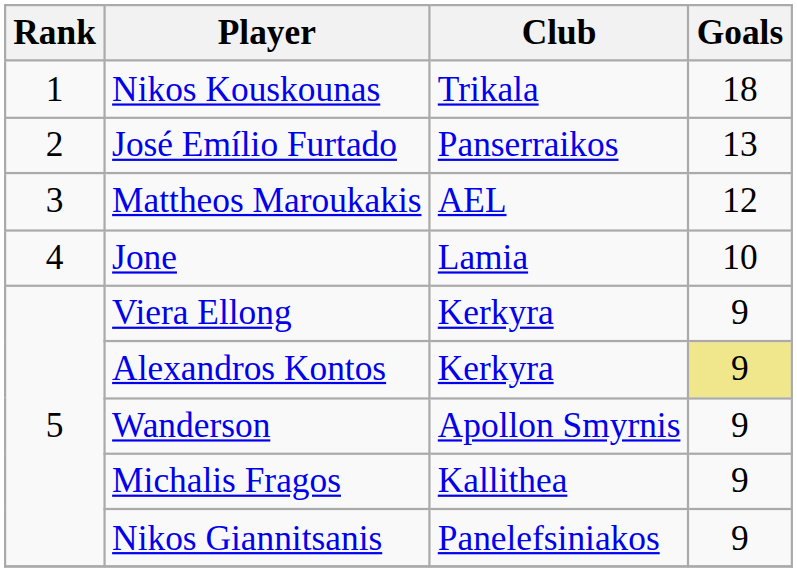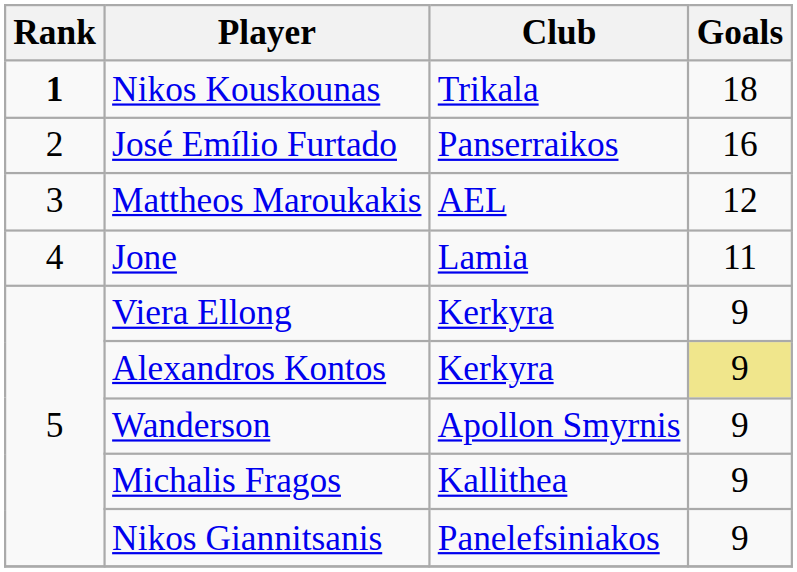(55, 88) normal -> (55, 88) bold
(740, 144) 13 -> (740, 144) 16
(740, 256) 10 -> (740, 256) 11
